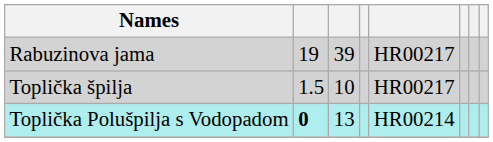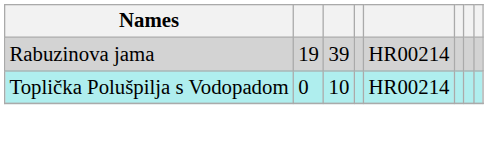(414, 53) HR00217 -> (409, 53) HR00214
- row: (71, 86)
(303, 119) bold -> (303, 86) normal
(344, 119) 13 -> (339, 86) 10
